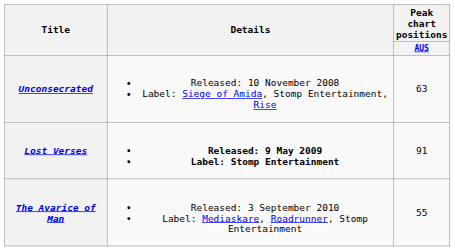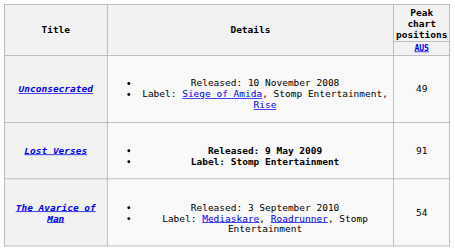(422, 89) 63 -> (422, 89) 49
(422, 212) 55 -> (422, 212) 54
